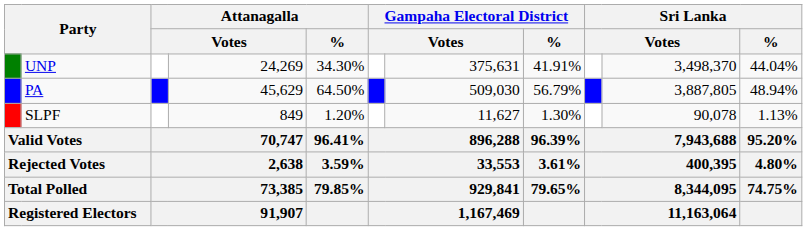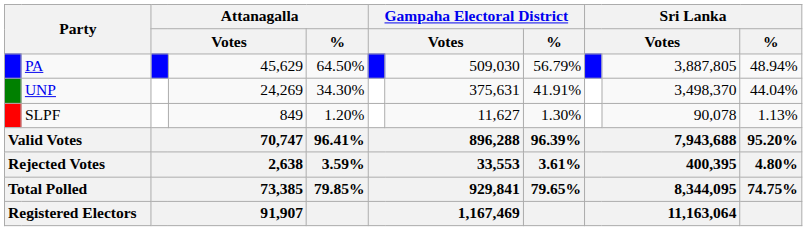rows swapped: (34, 90) <-> (40, 66)
